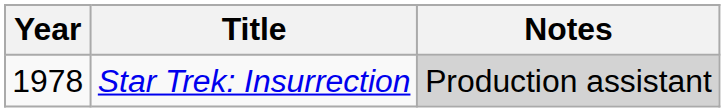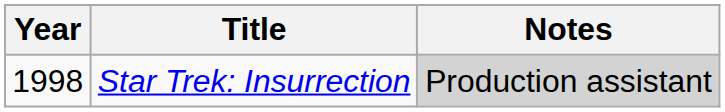(48, 80) 1978 -> (48, 80) 1998
